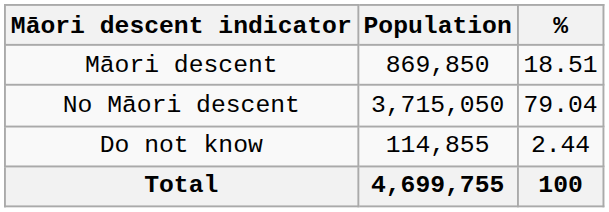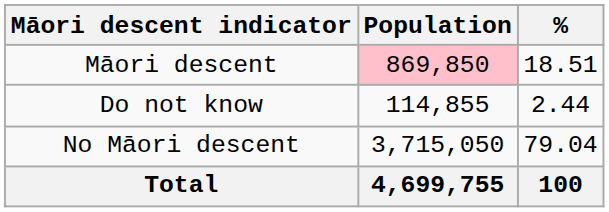(438, 65) no background -> (438, 65) pink background
rows swapped: (181, 106) <-> (181, 146)
